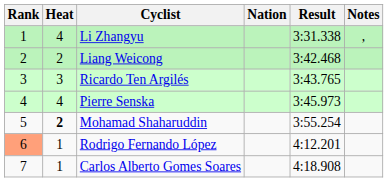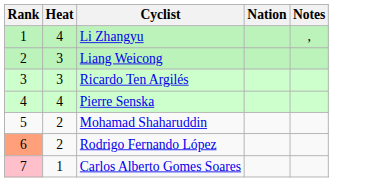- column: (317, 15)
(60, 58) 2 -> (60, 58) 3
(60, 123) bold -> (60, 123) normal
(60, 144) 1 -> (60, 144) 2
(23, 166) no background -> (23, 166) pink background
